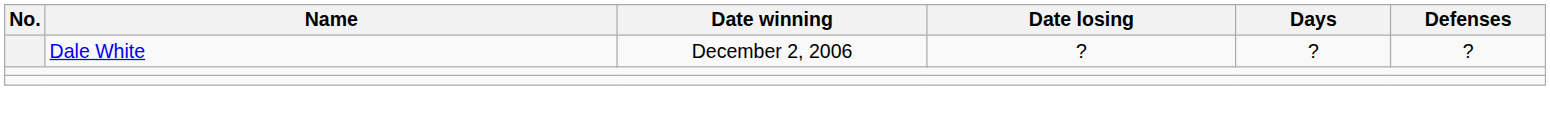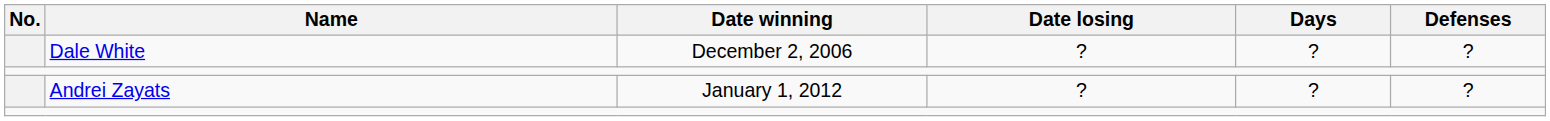+ row: (110, 90)
